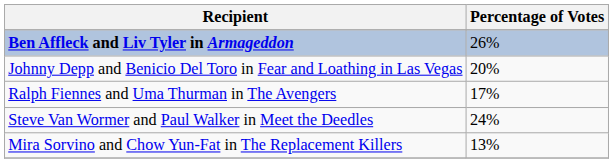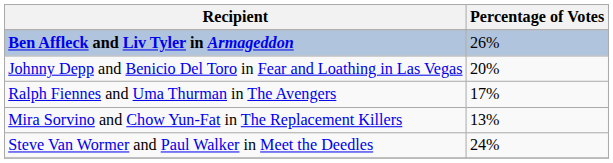rows swapped: (205, 145) <-> (191, 119)
